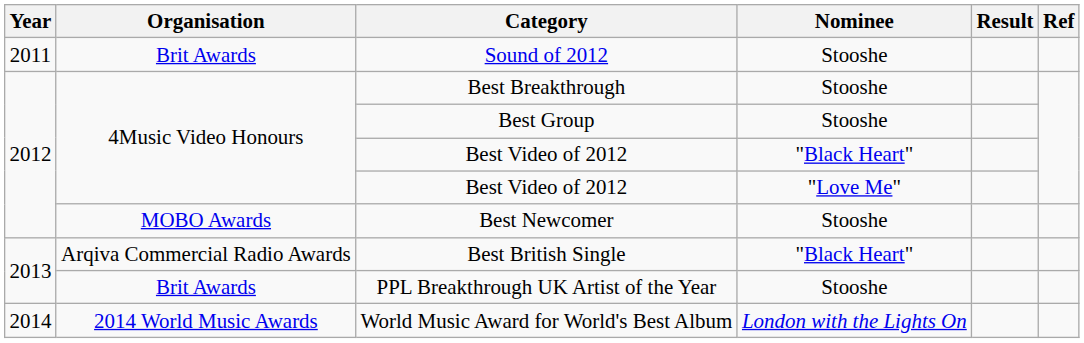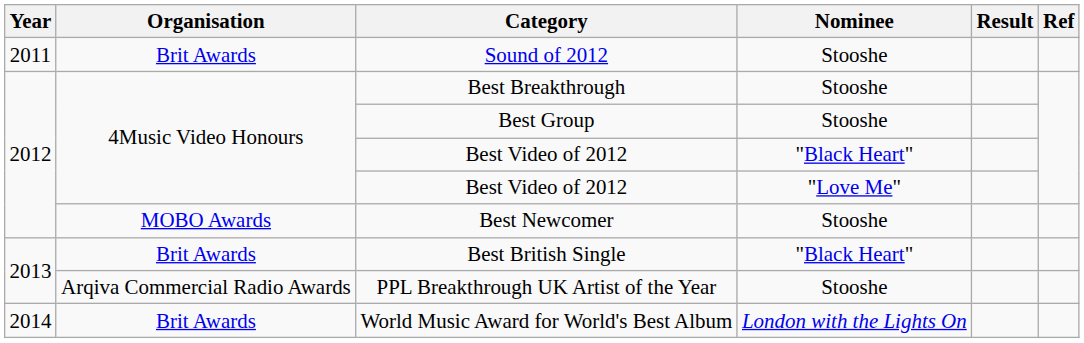(206, 253) Arqiva Commercial Radio Awards -> (206, 253) Brit Awards
(206, 287) Brit Awards -> (206, 287) Arqiva Commercial Radio Awards
(206, 320) 2014 World Music Awards -> (206, 320) Brit Awards
